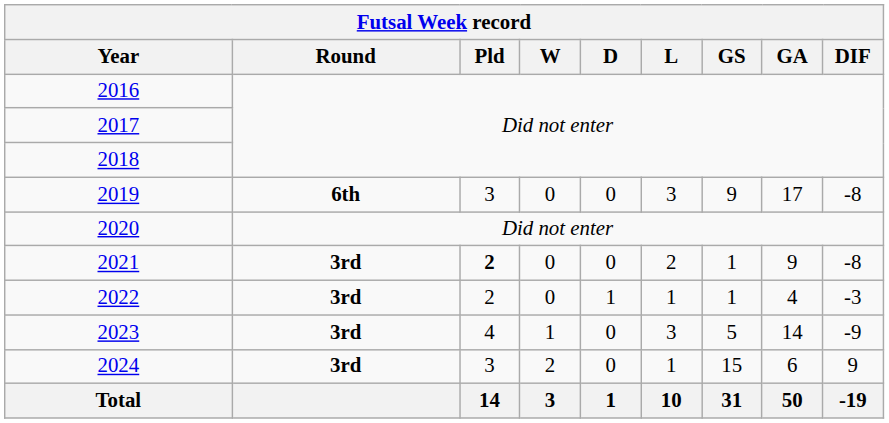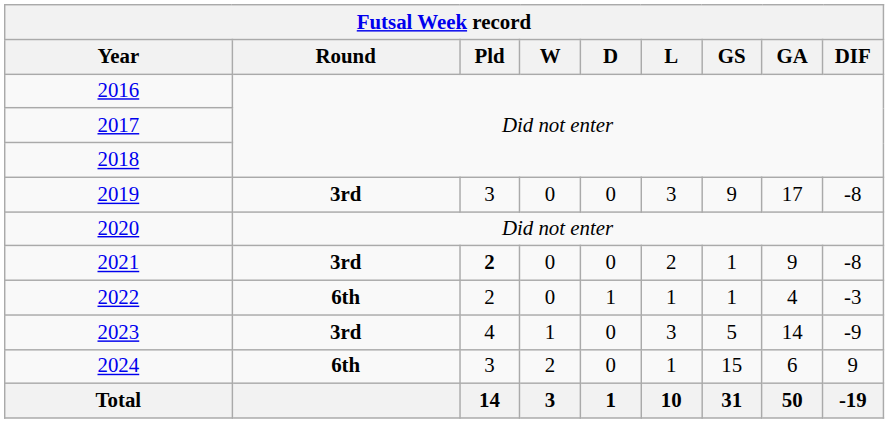(346, 194) 6th -> (346, 194) 3rd
(346, 297) 3rd -> (346, 297) 6th
(346, 366) 3rd -> (346, 366) 6th
